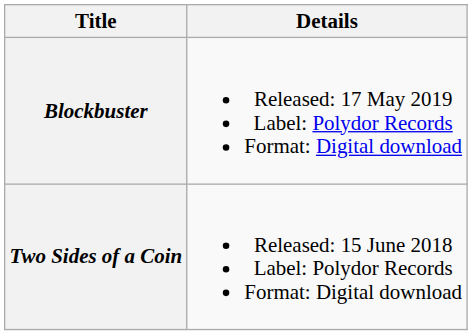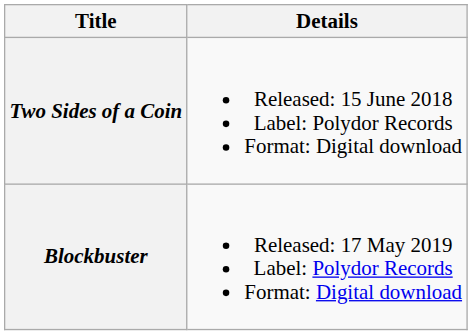rows swapped: (96, 256) <-> (96, 110)
